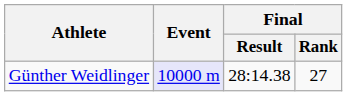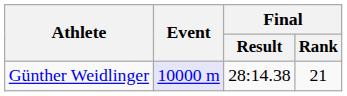(318, 76) 27 -> (318, 76) 21
